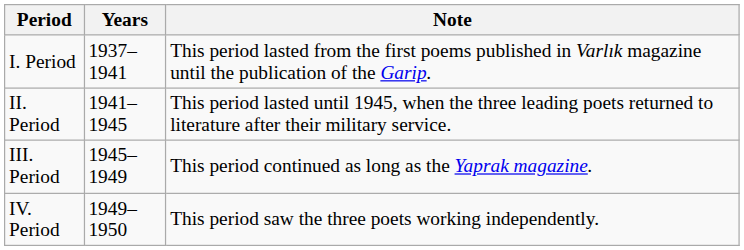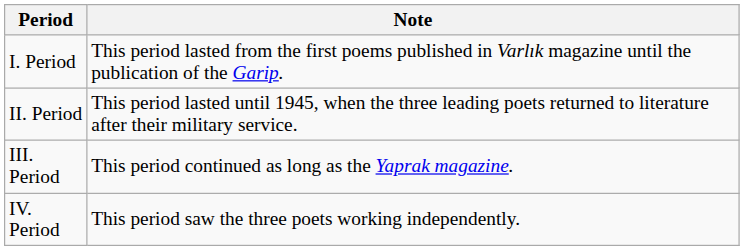- column: (125, 19)
